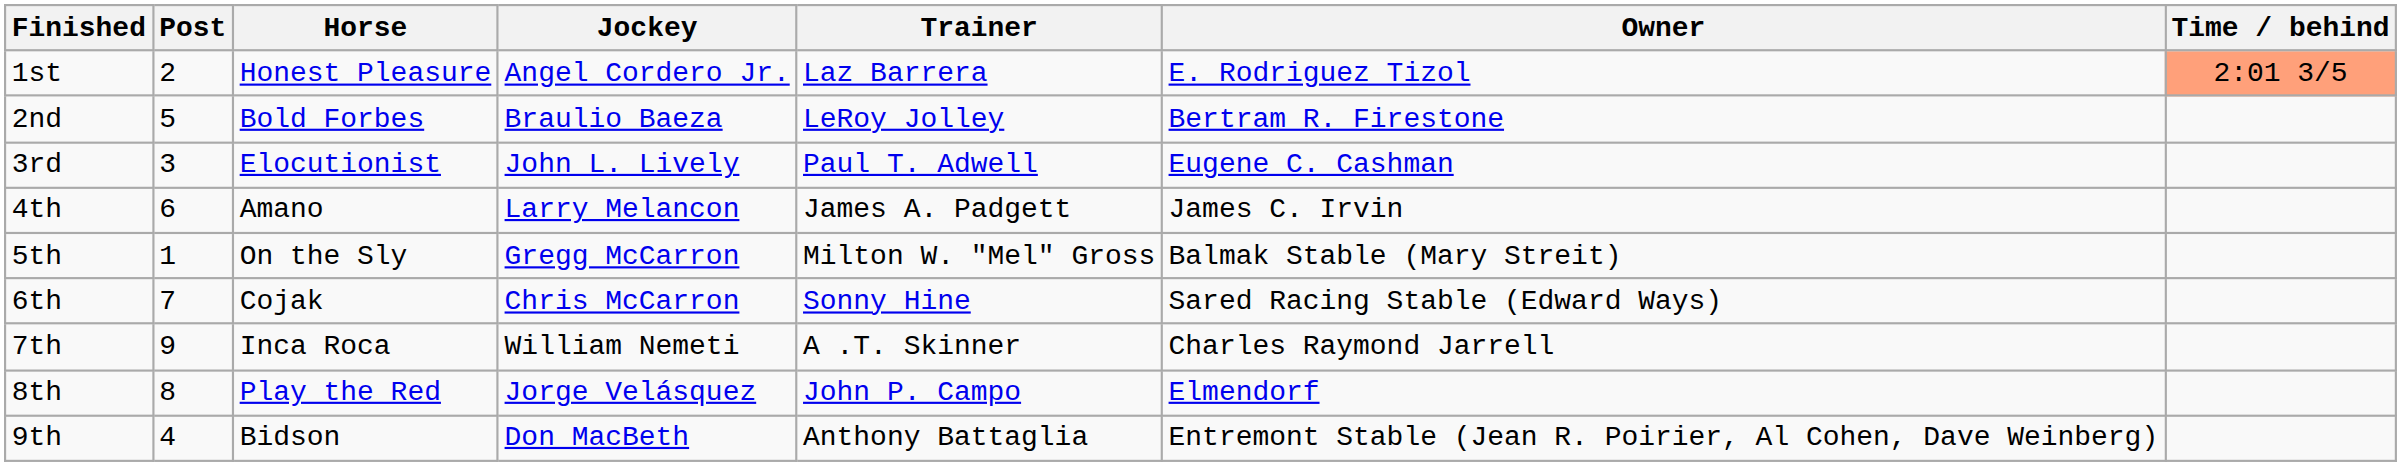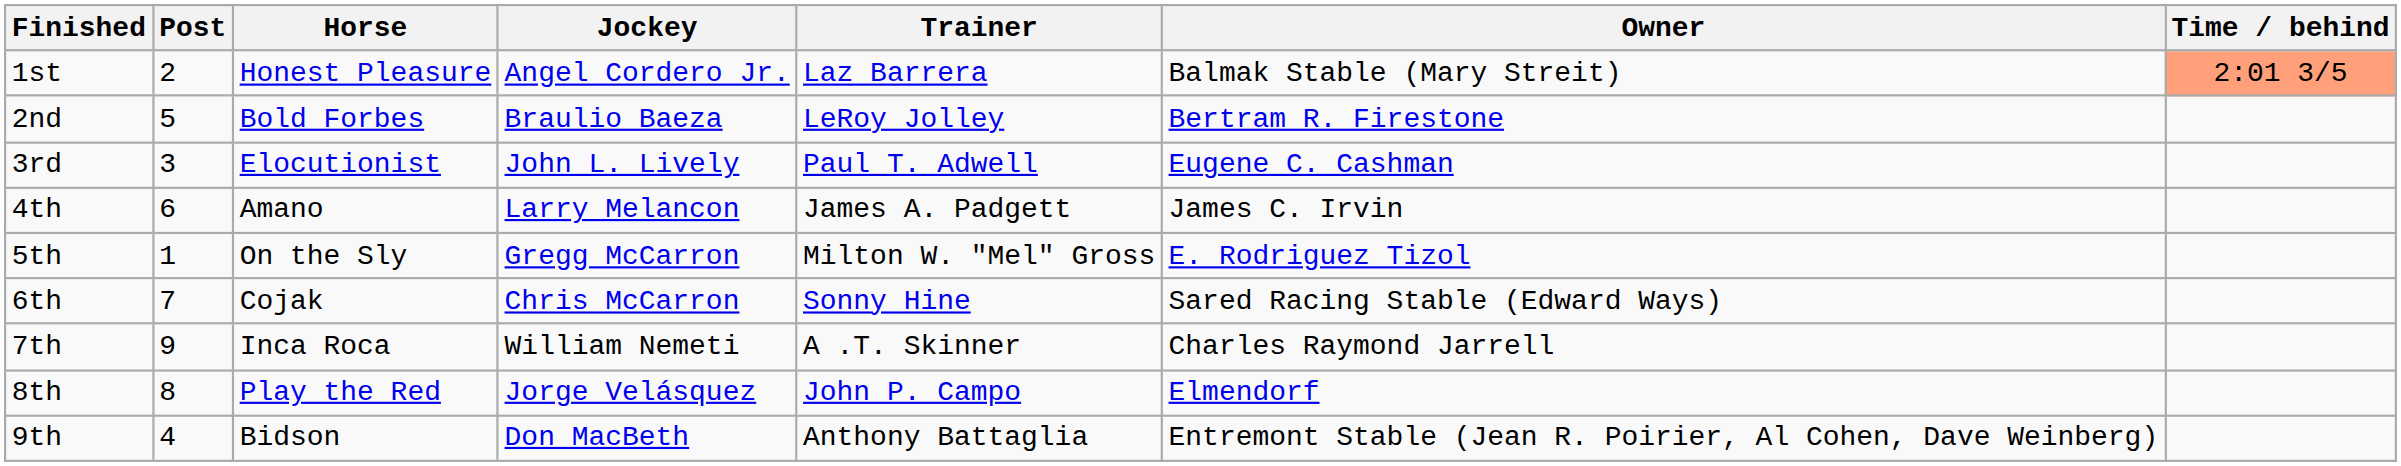(1320, 73) E. Rodriguez Tizol -> (1395, 73) Balmak Stable (Mary Streit)
(1395, 256) Balmak Stable (Mary Streit) -> (1320, 256) E. Rodriguez Tizol
